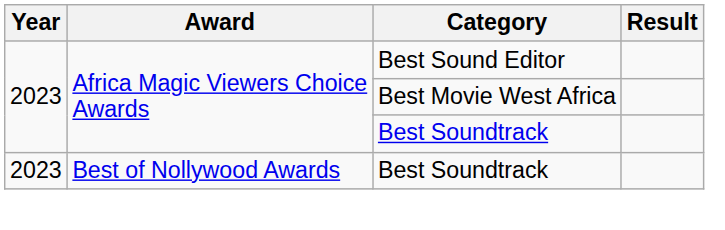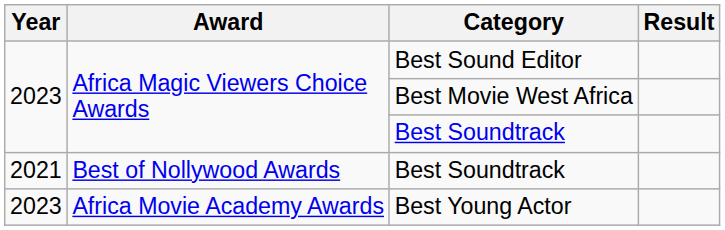(36, 170) 2023 -> (36, 170) 2021
+ row: (228, 206)
